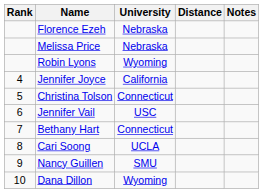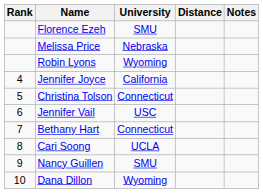(145, 29) Nebraska -> (145, 29) SMU
